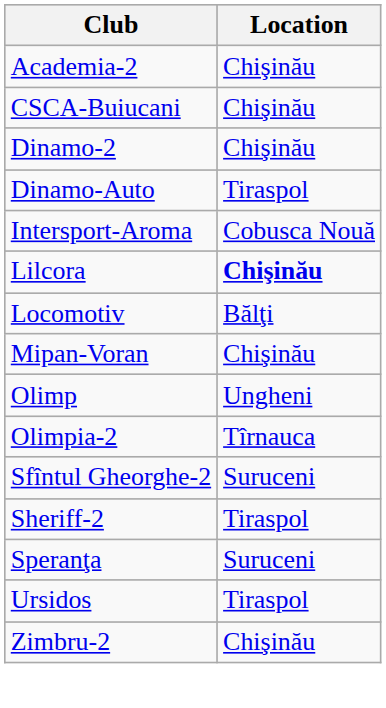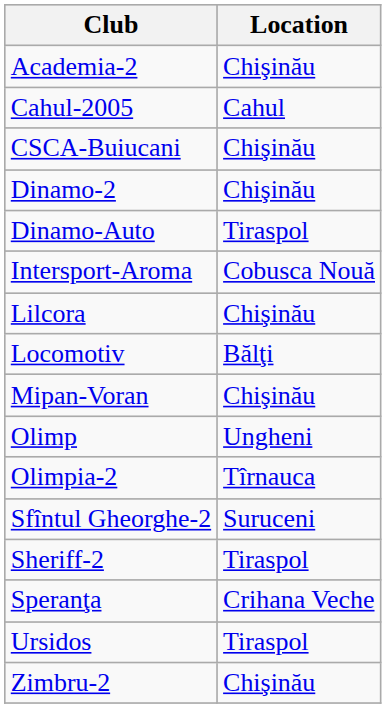+ row: (72, 107)
(273, 271) bold -> (269, 312) normal
(269, 559) Suruceni -> (299, 600) Crihana Veche
